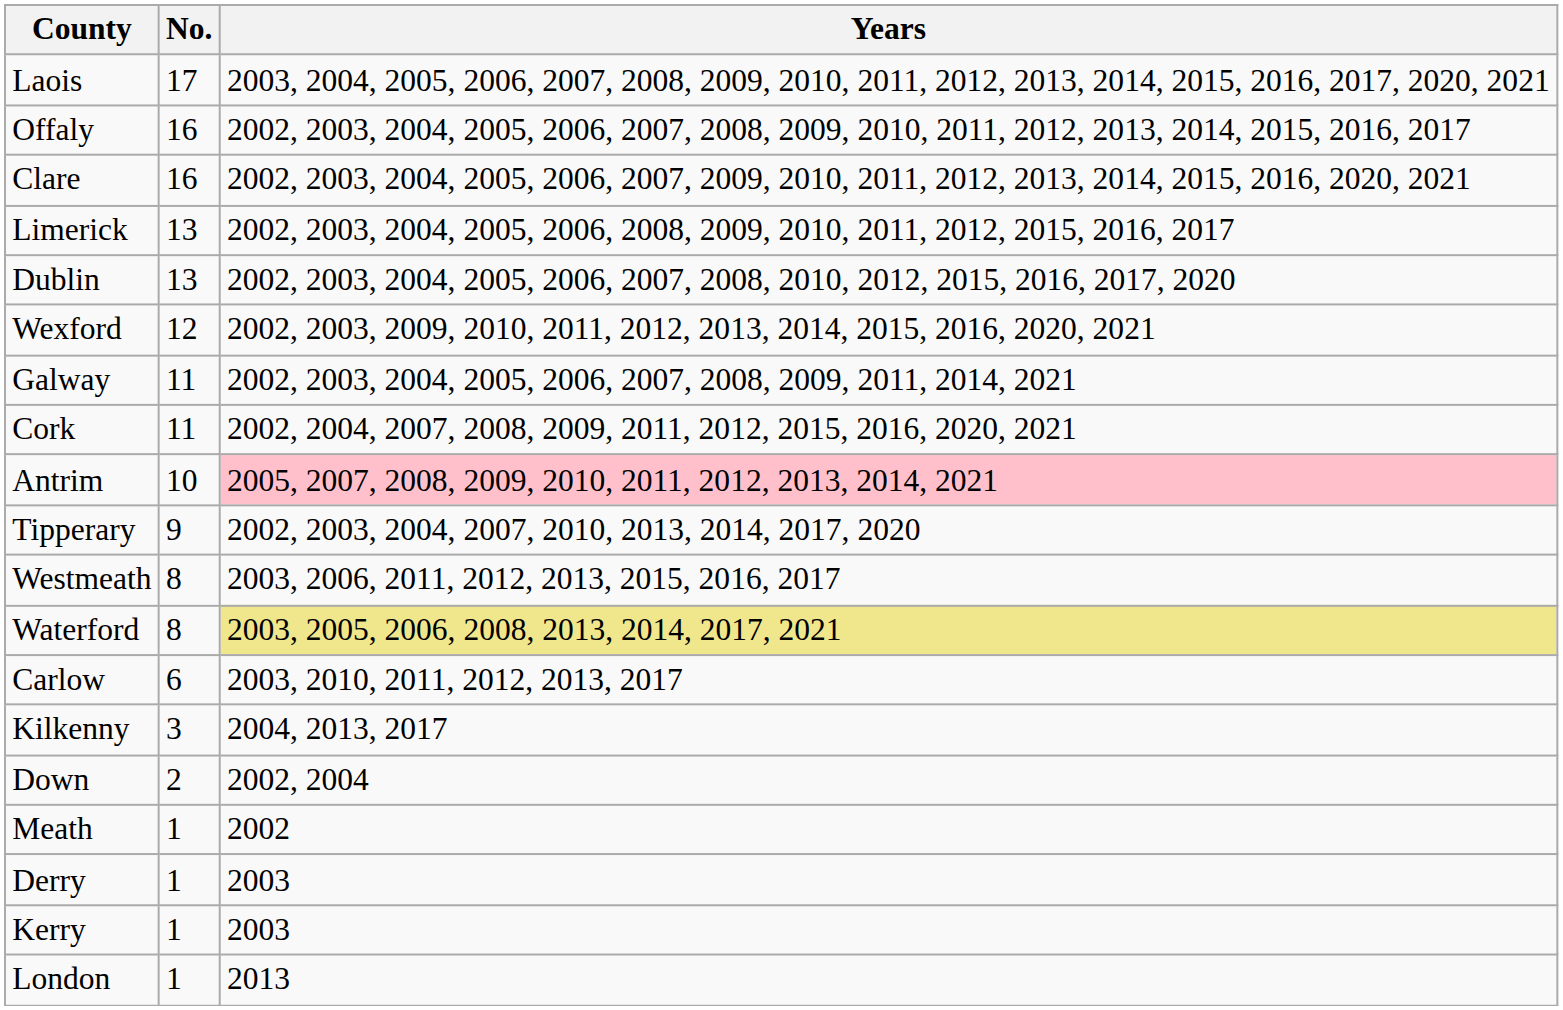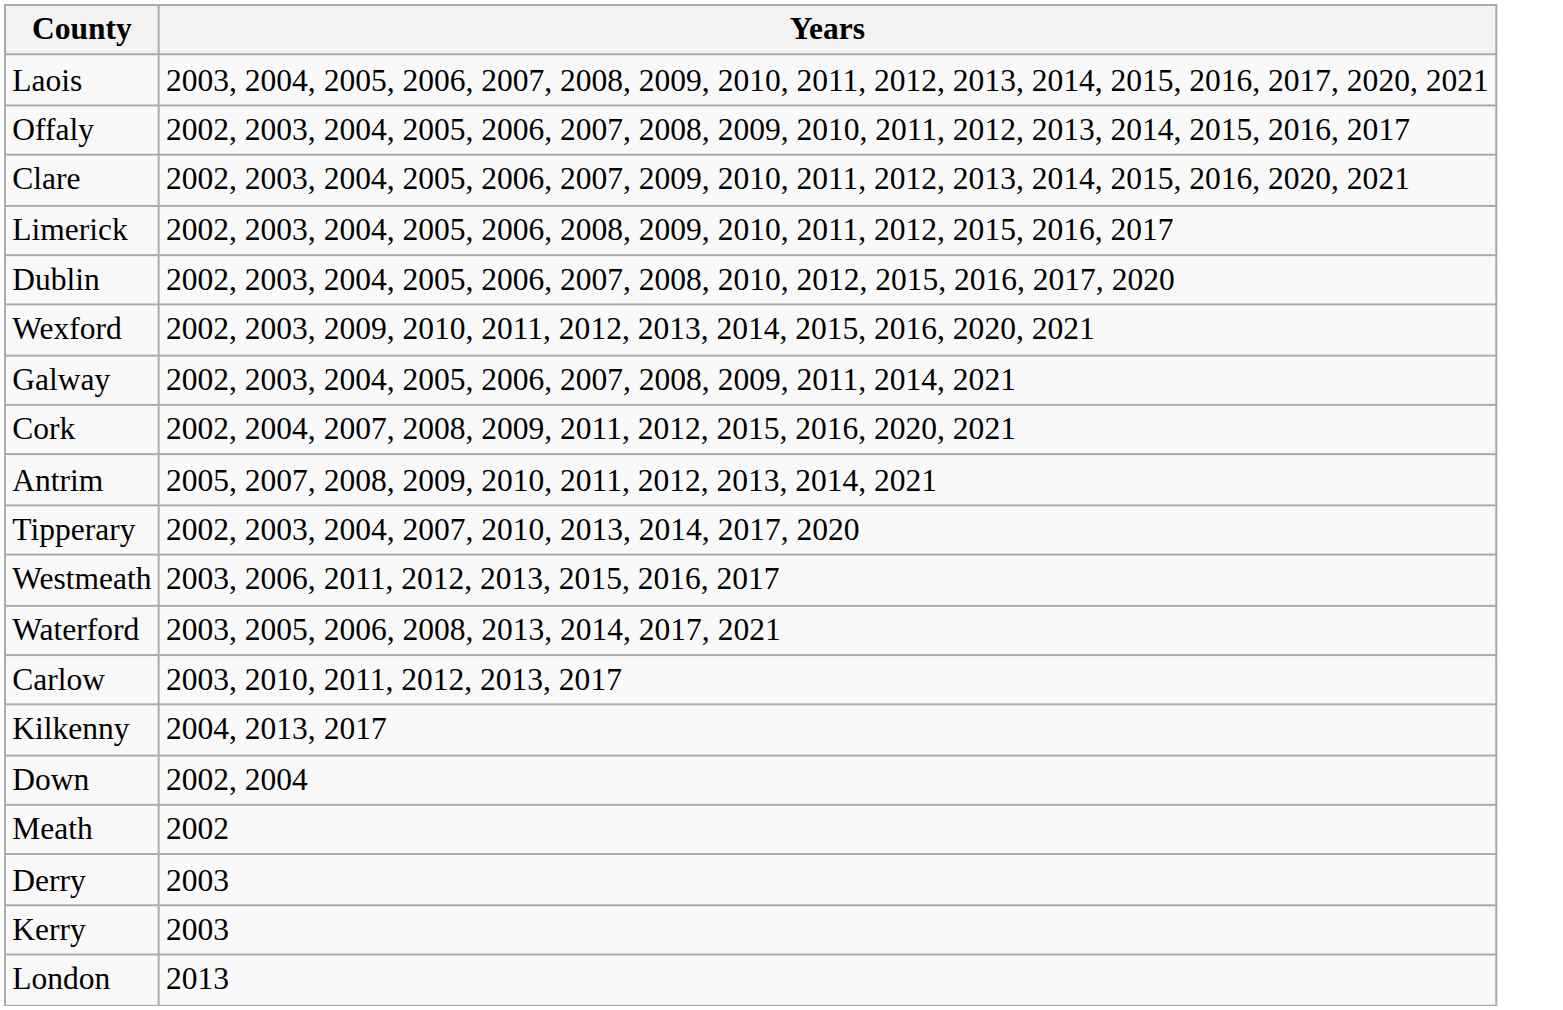- column: (189, 29)
(613, 479) pink background -> (552, 479) no background
(534, 629) khaki background -> (473, 629) no background
